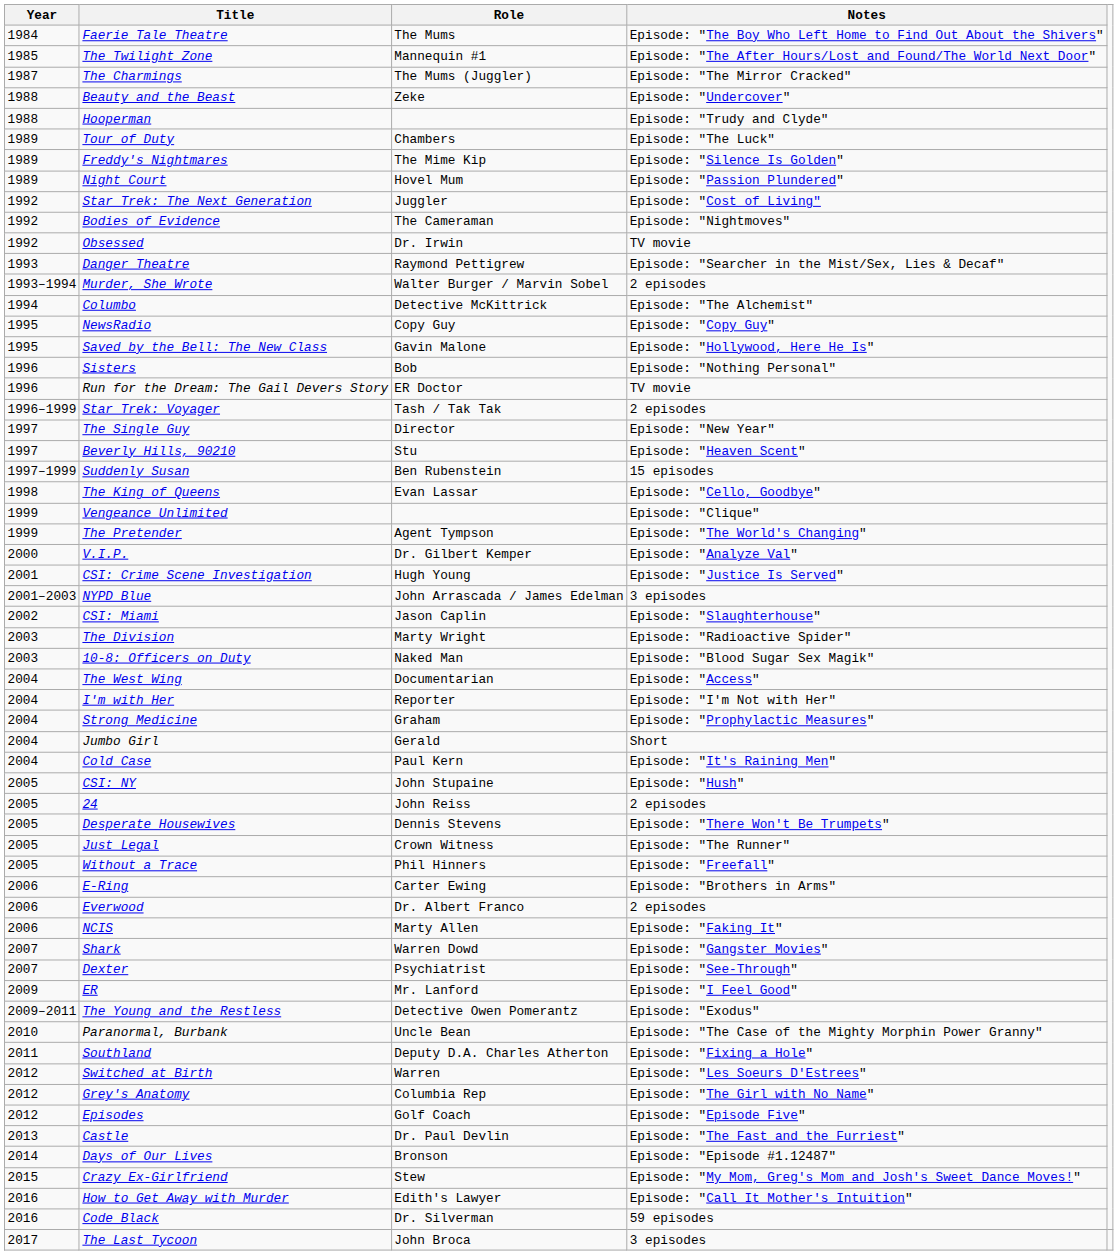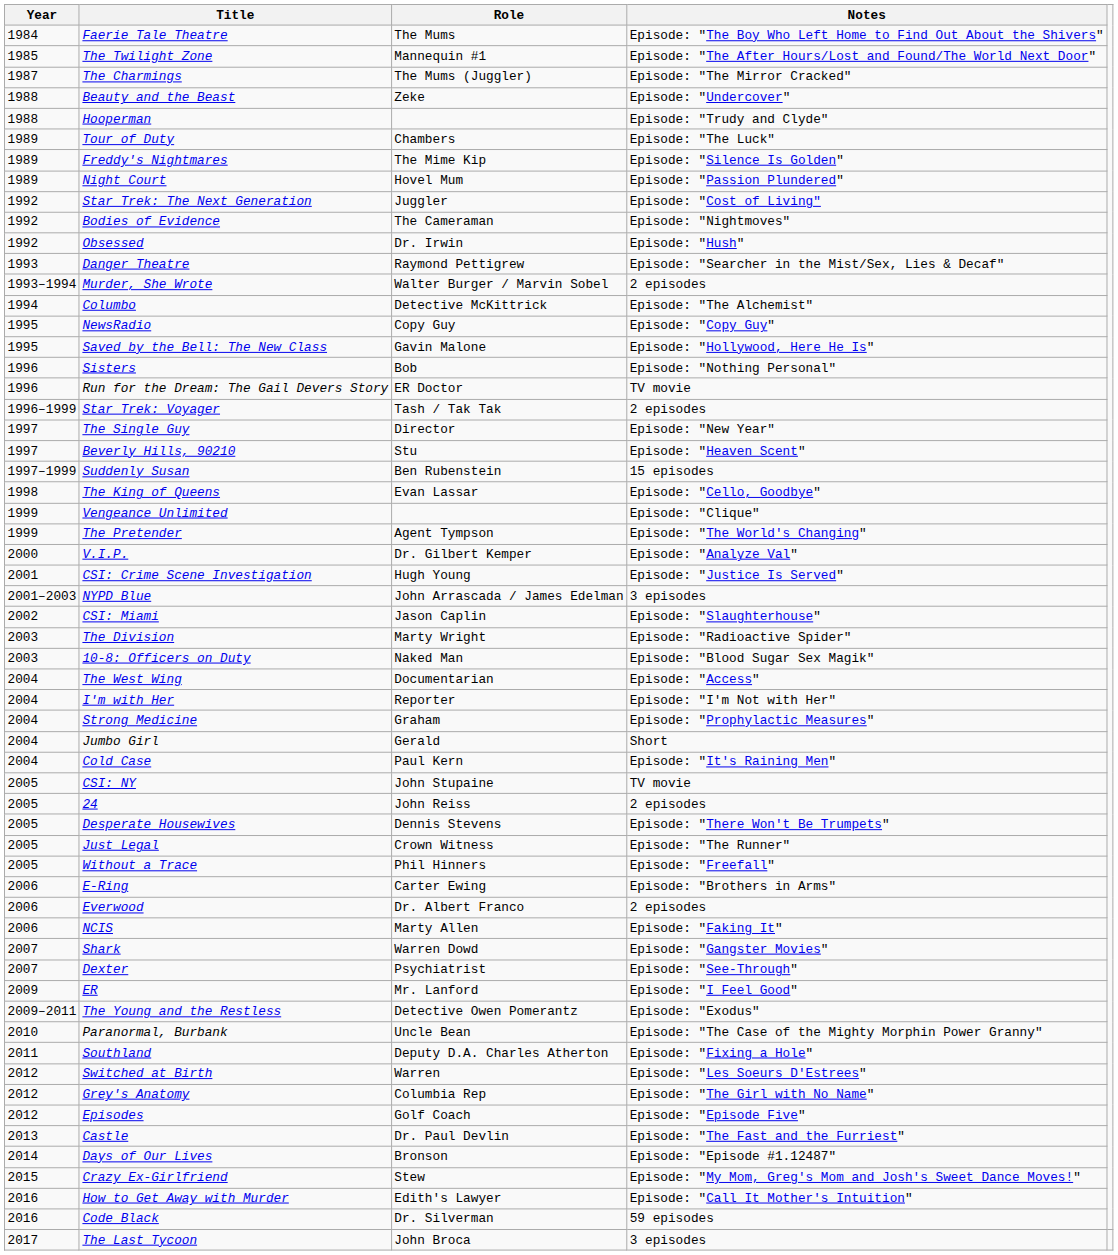(660, 243) TV movie -> (687, 243) Episode: "Hush"
(687, 783) Episode: "Hush" -> (660, 783) TV movie
